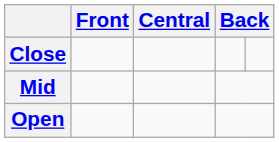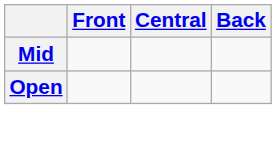- row: (38, 53)
